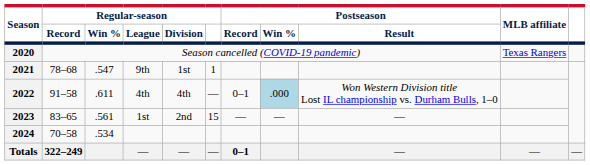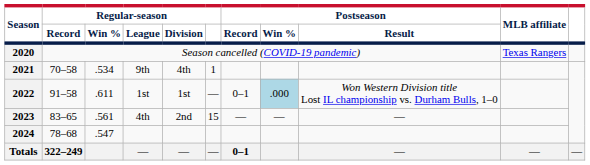(63, 70) 78–68 -> (63, 70) 70–58
(104, 70) .547 -> (104, 70) .534
(184, 70) 1st -> (184, 70) 4th
(143, 93) 4th -> (143, 93) 1st
(184, 93) 4th -> (184, 93) 1st
(143, 117) 1st -> (143, 117) 4th
(63, 134) 70–58 -> (63, 134) 78–68
(104, 134) .534 -> (104, 134) .547
